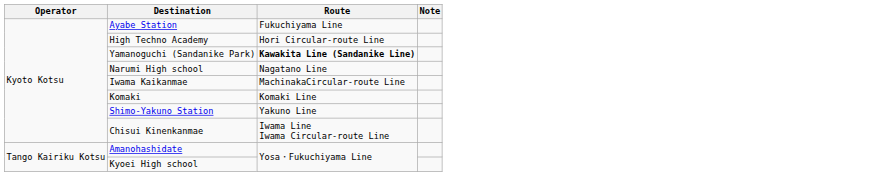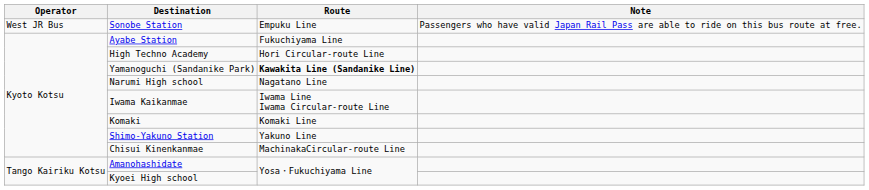+ row: (146, 26)
(332, 83) MachinakaCircular-route Line -> (324, 102) Iwama Line Iwama Circular-route Line
(324, 130) Iwama Line Iwama Circular-route Line -> (332, 150) MachinakaCircular-route Line
